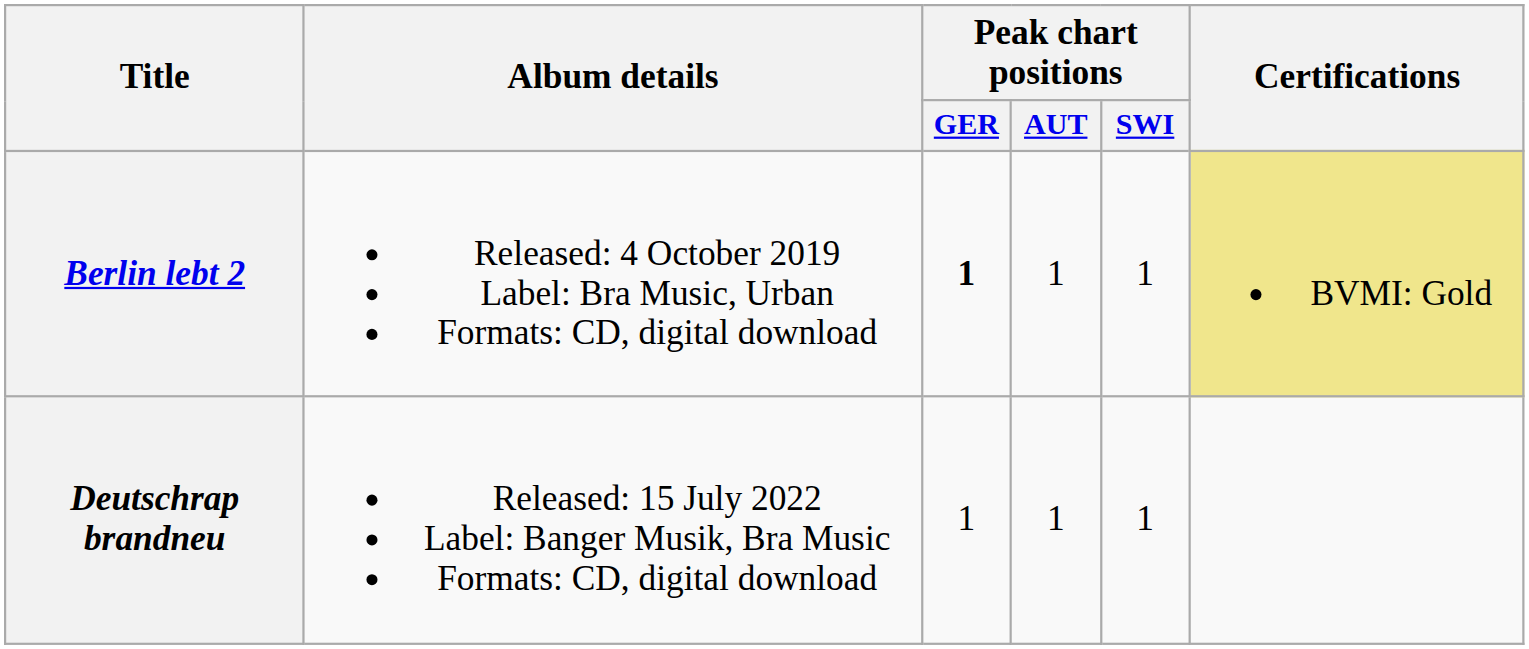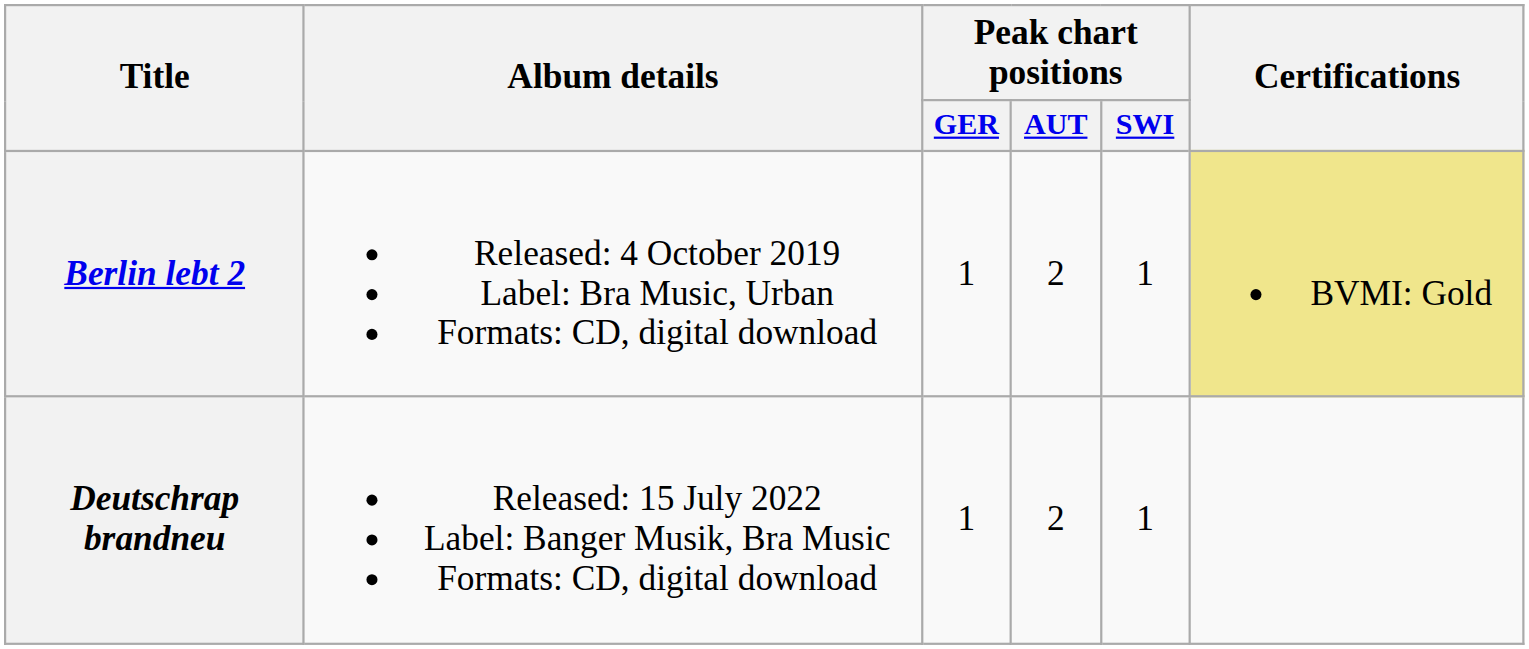(966, 273) bold -> (966, 273) normal
(1056, 273) 1 -> (1056, 273) 2
(1056, 519) 1 -> (1056, 519) 2
